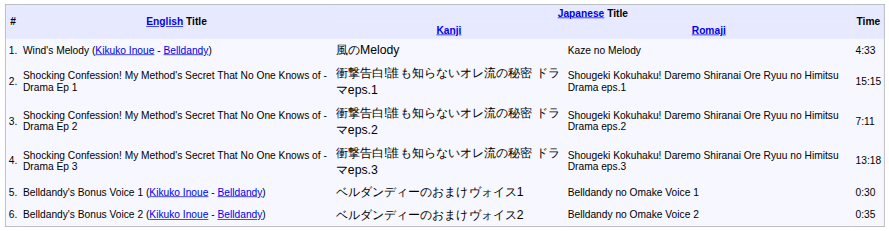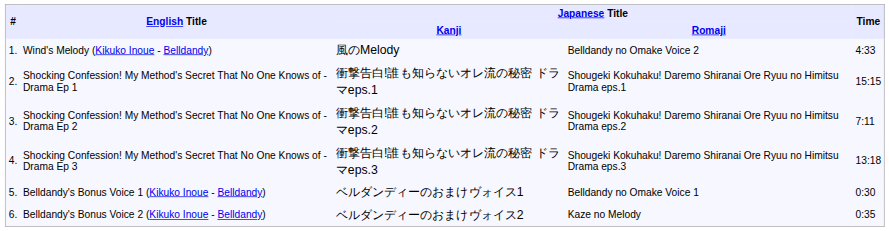(604, 50) Kaze no Melody -> (633, 50) Belldandy no Omake Voice 2
(633, 215) Belldandy no Omake Voice 2 -> (604, 215) Kaze no Melody
